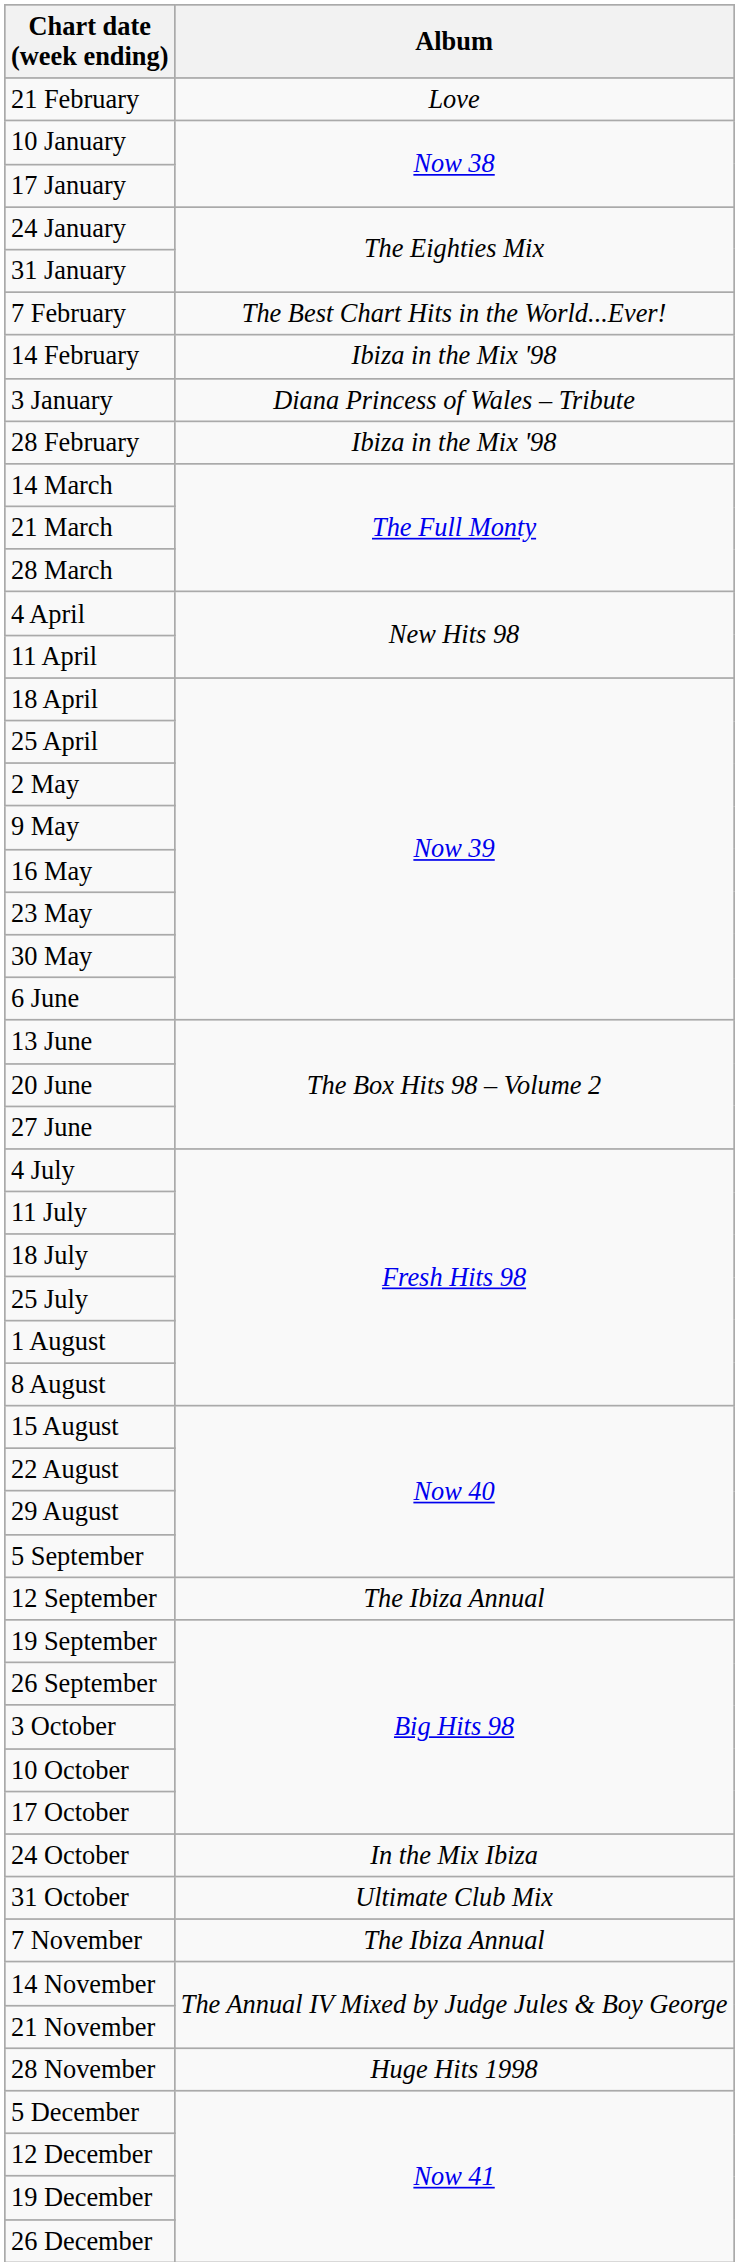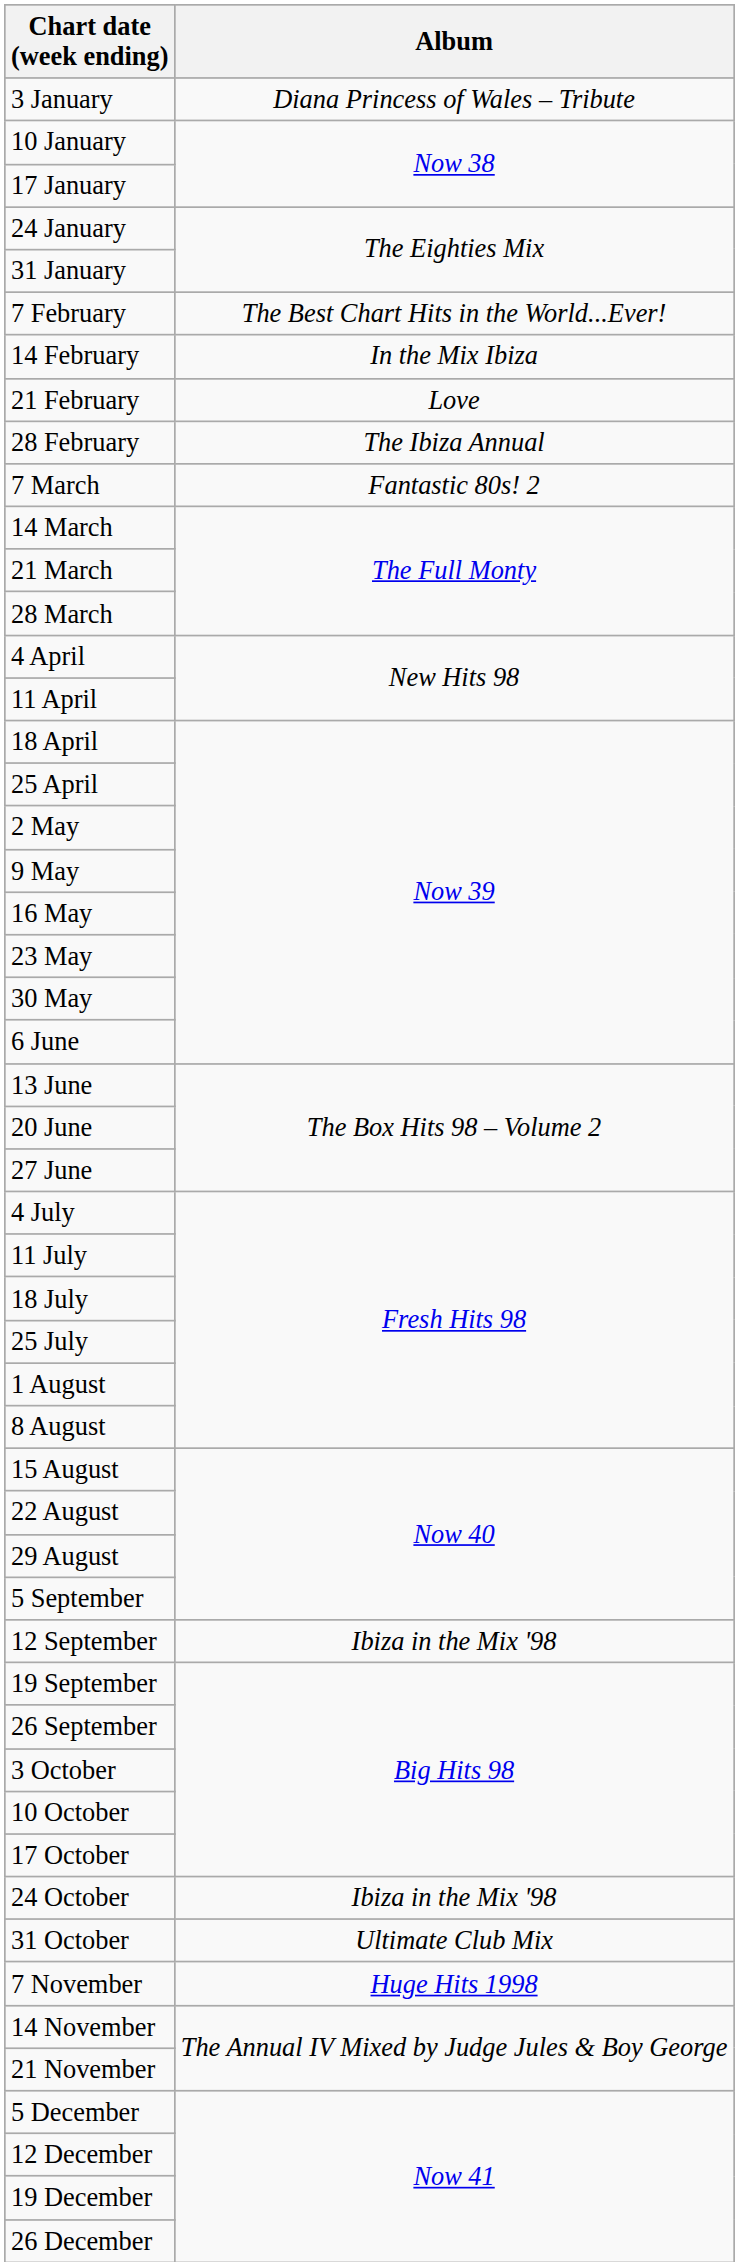rows swapped: (62, 398) <-> (75, 98)
(454, 355) Ibiza in the Mix '98 -> (454, 355) In the Mix Ibiza
(454, 441) Ibiza in the Mix '98 -> (454, 441) The Ibiza Annual
+ row: (55, 484)
(454, 1597) The Ibiza Annual -> (454, 1640) Ibiza in the Mix '98
(454, 1854) In the Mix Ibiza -> (454, 1897) Ibiza in the Mix '98
(454, 1940) The Ibiza Annual -> (454, 1982) Huge Hits 1998
- row: (83, 2068)
